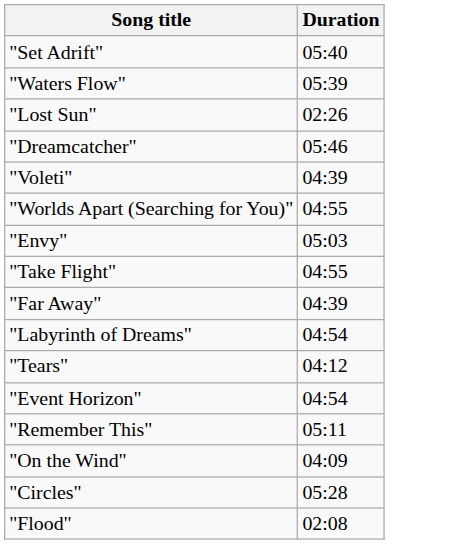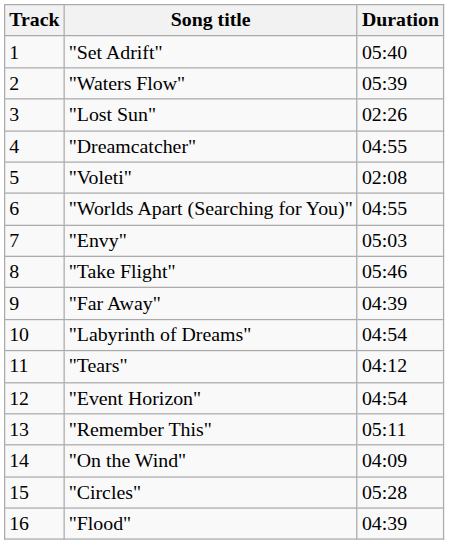+ column: (34, 20)
(325, 146) 05:46 -> (384, 146) 04:55
(325, 177) 04:39 -> (384, 177) 02:08
(325, 271) 04:55 -> (384, 271) 05:46
(325, 523) 02:08 -> (384, 523) 04:39
